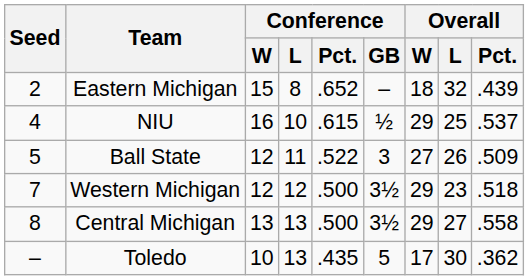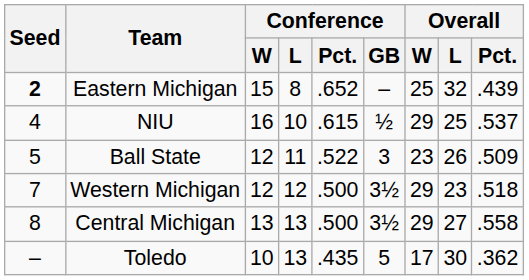(35, 88) normal -> (35, 88) bold
(422, 88) 18 -> (422, 88) 25
(422, 156) 27 -> (422, 156) 23
